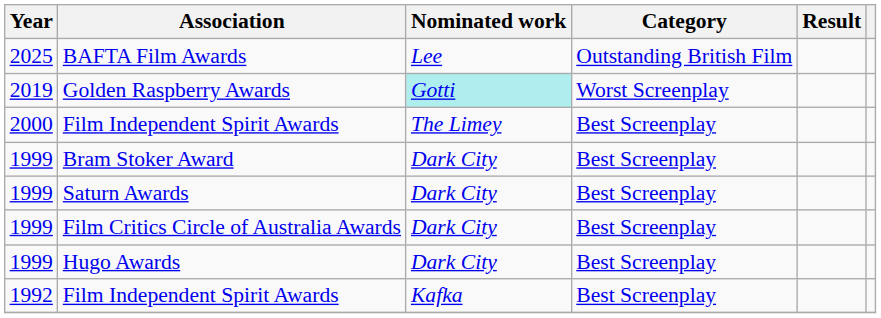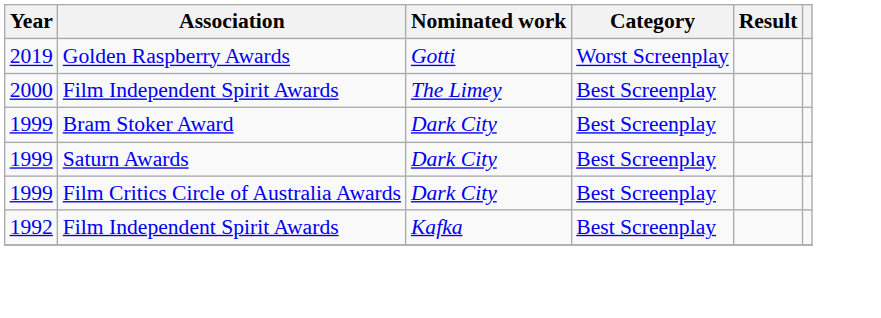- row: (31, 55)
(433, 90) paleturquoise background -> (433, 55) no background
- row: (31, 261)
